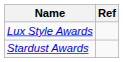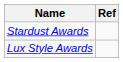rows swapped: (50, 31) <-> (48, 48)
